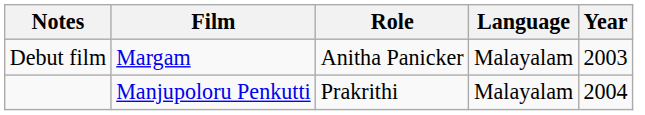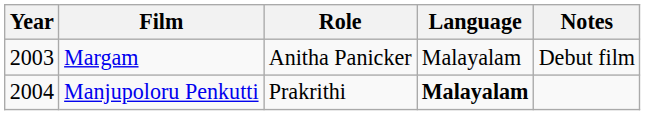columns swapped: (605, 22) <-> (58, 22)
(524, 92) normal -> (475, 92) bold
